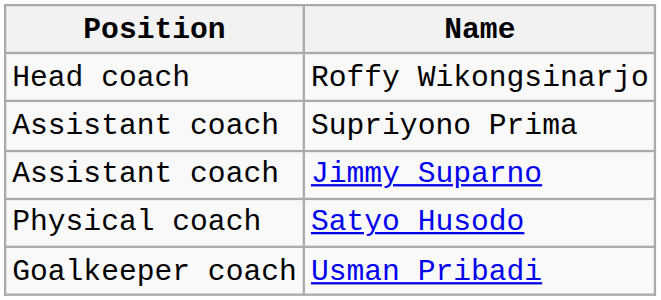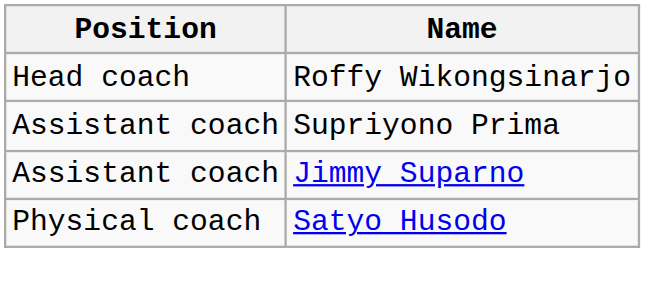- row: (427, 271)
